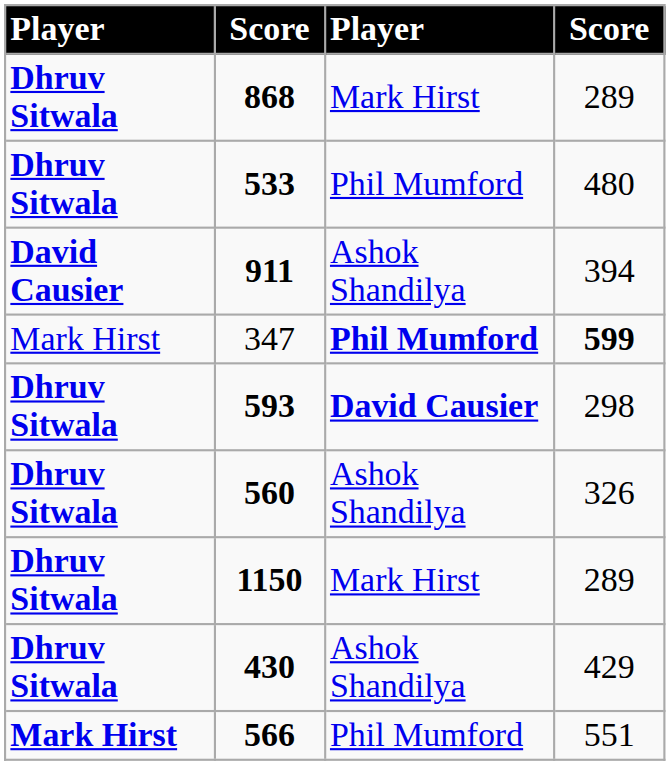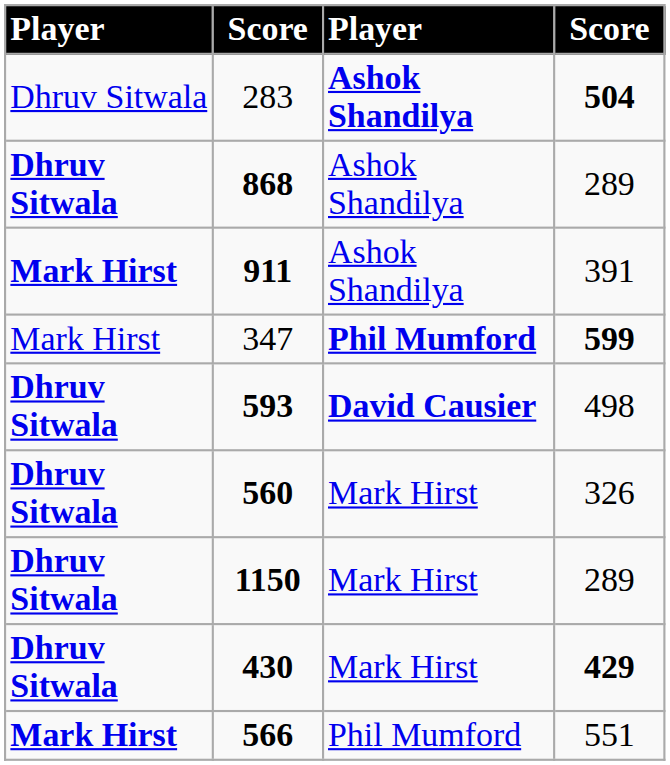+ row: (268, 96)
(405, 96) Mark Hirst -> (396, 183) Ashok Shandilya
- row: (269, 183)
(67, 270) David Causier -> (94, 270) Mark Hirst
(609, 270) 394 -> (609, 270) 391
(609, 406) 298 -> (609, 406) 498
(398, 493) Ashok Shandilya -> (403, 493) Mark Hirst
(398, 666) Ashok Shandilya -> (403, 666) Mark Hirst
(609, 666) normal -> (609, 666) bold
